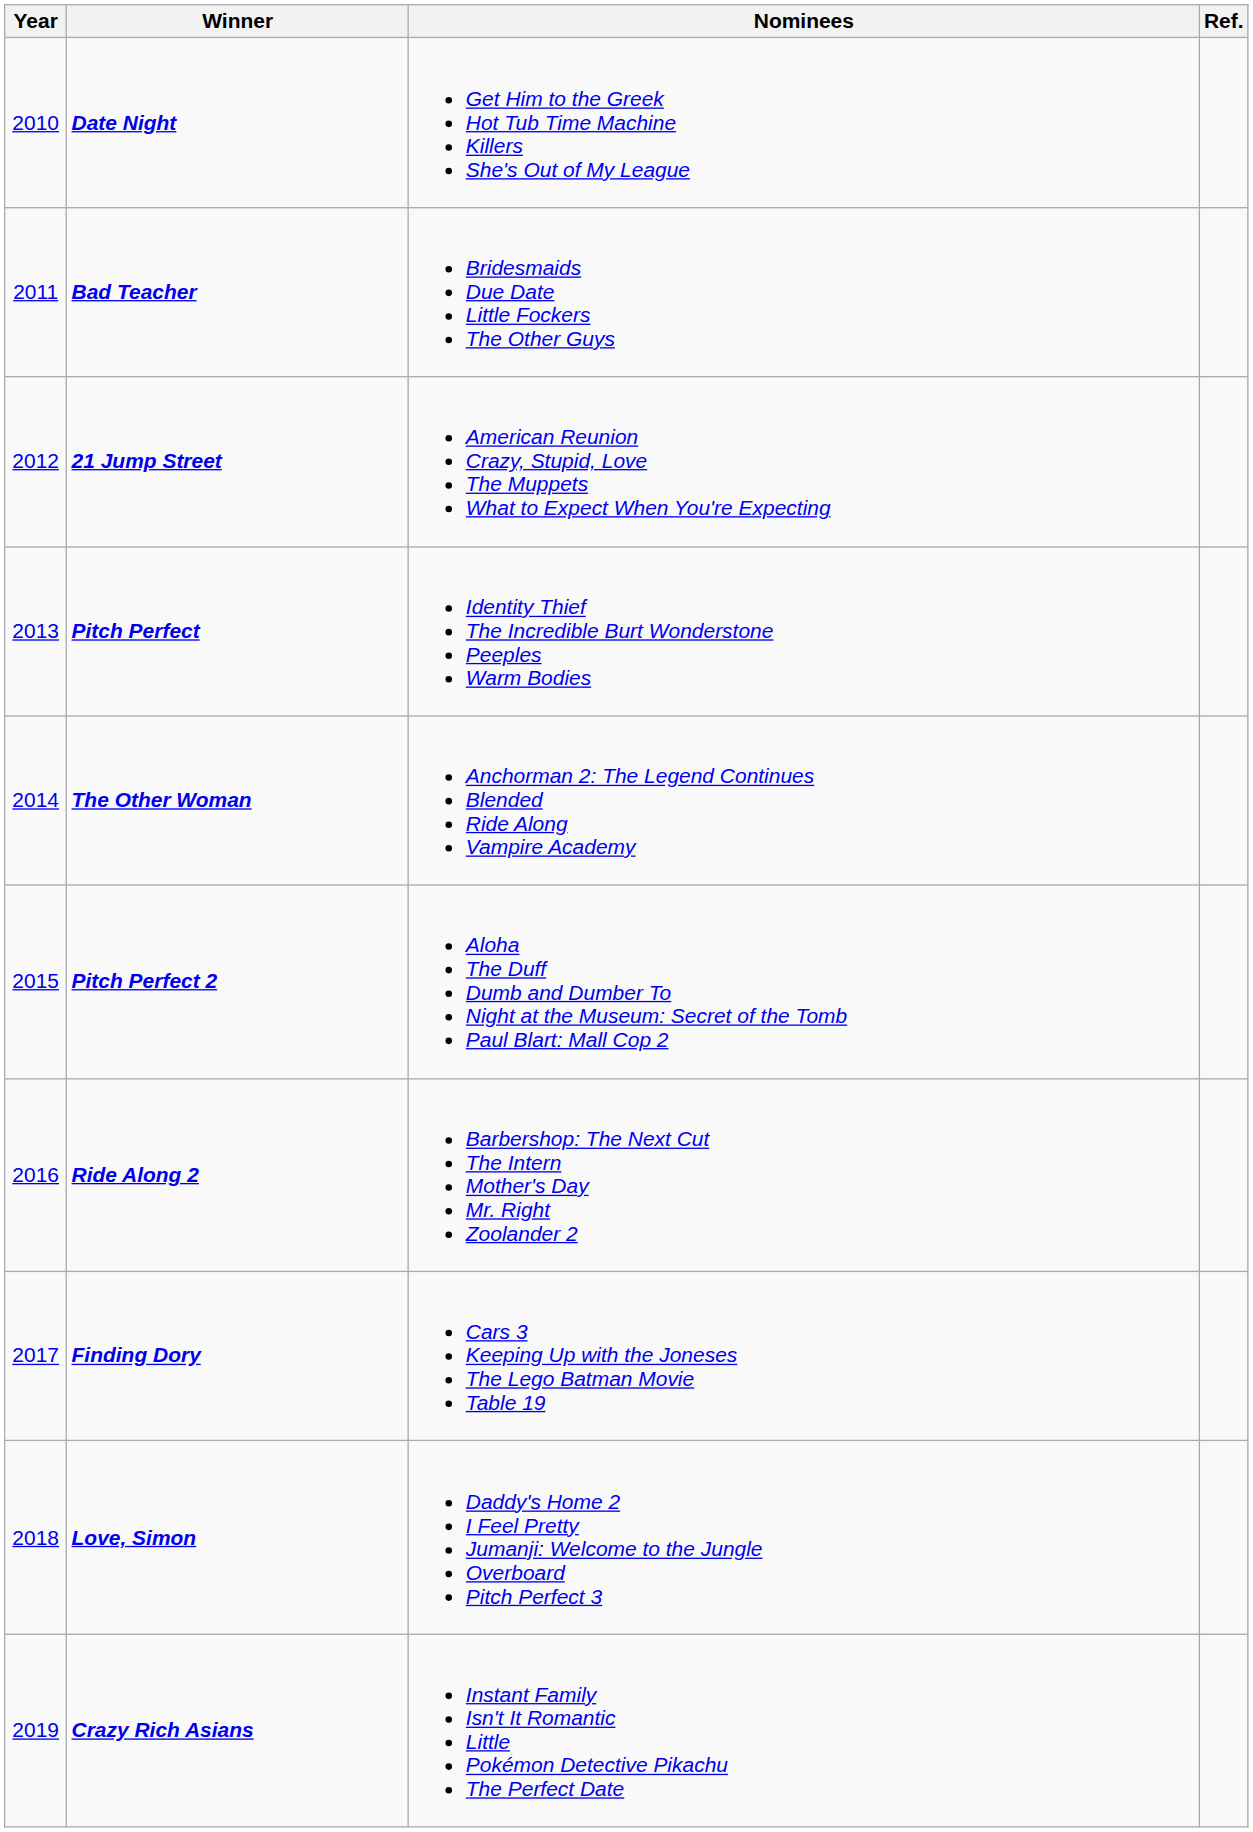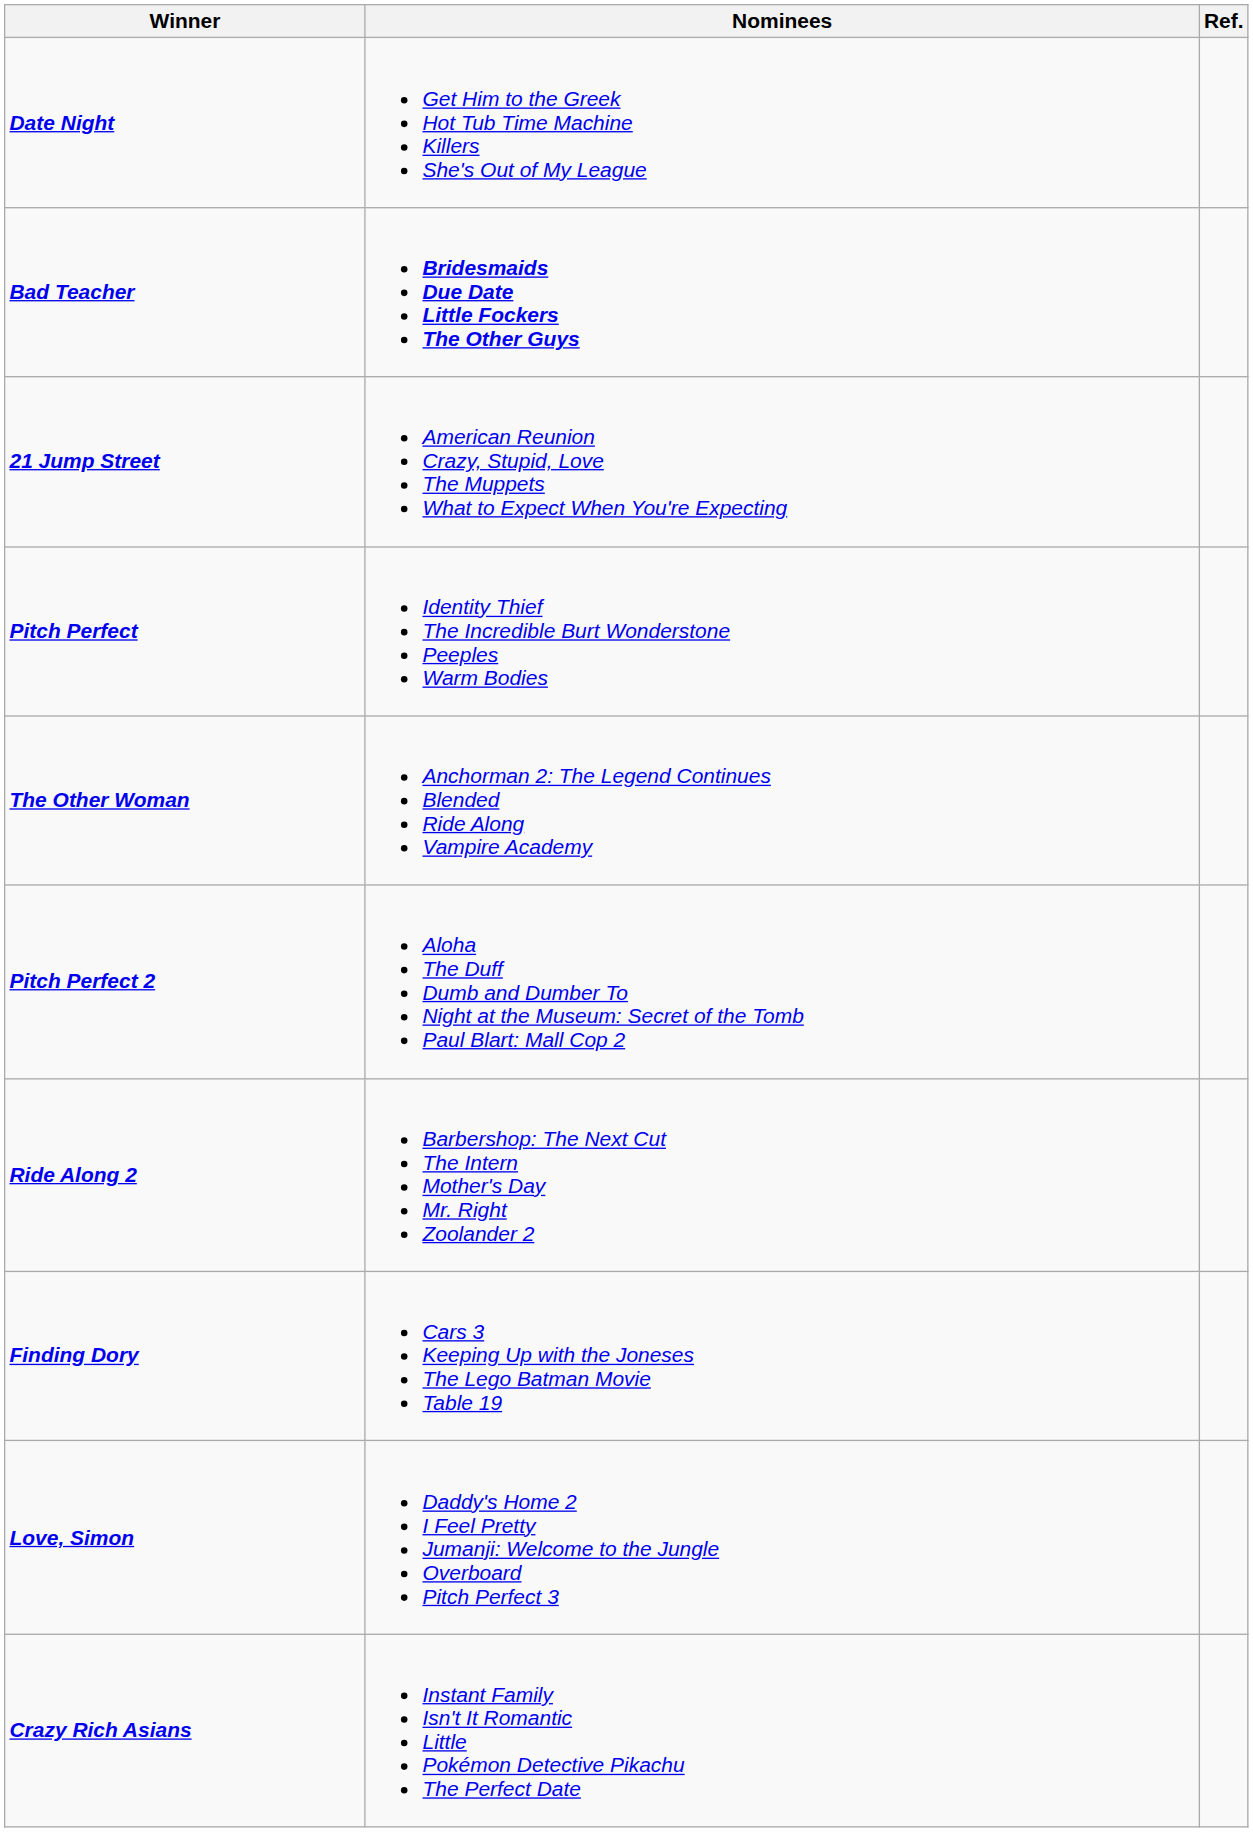- column: (36, 21)
(804, 304) normal -> (782, 304) bold
